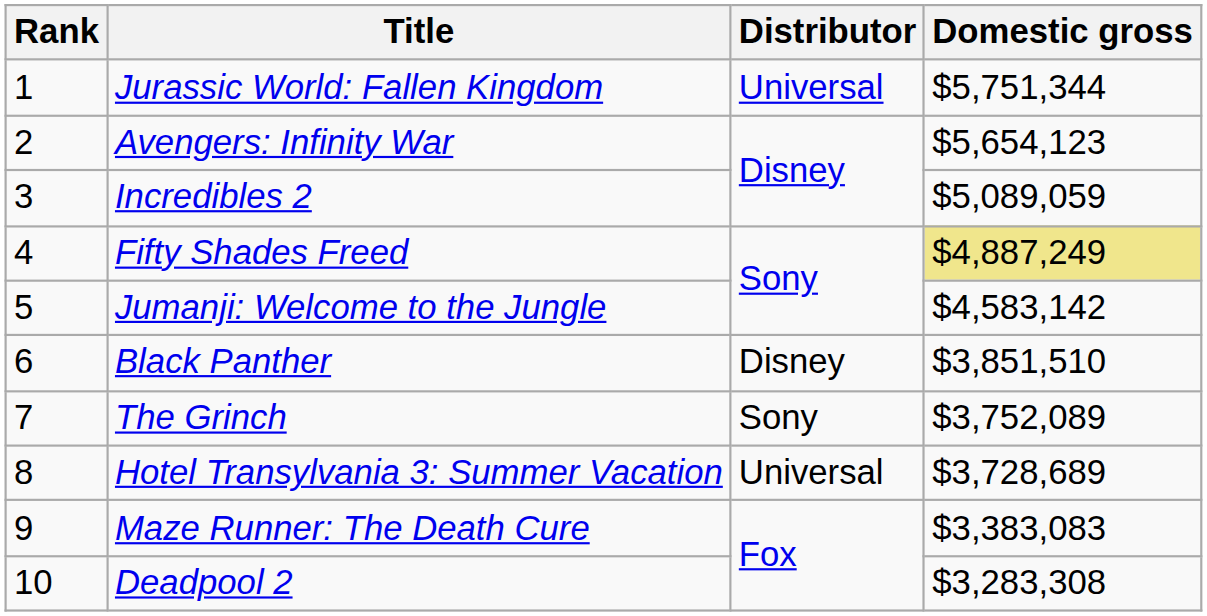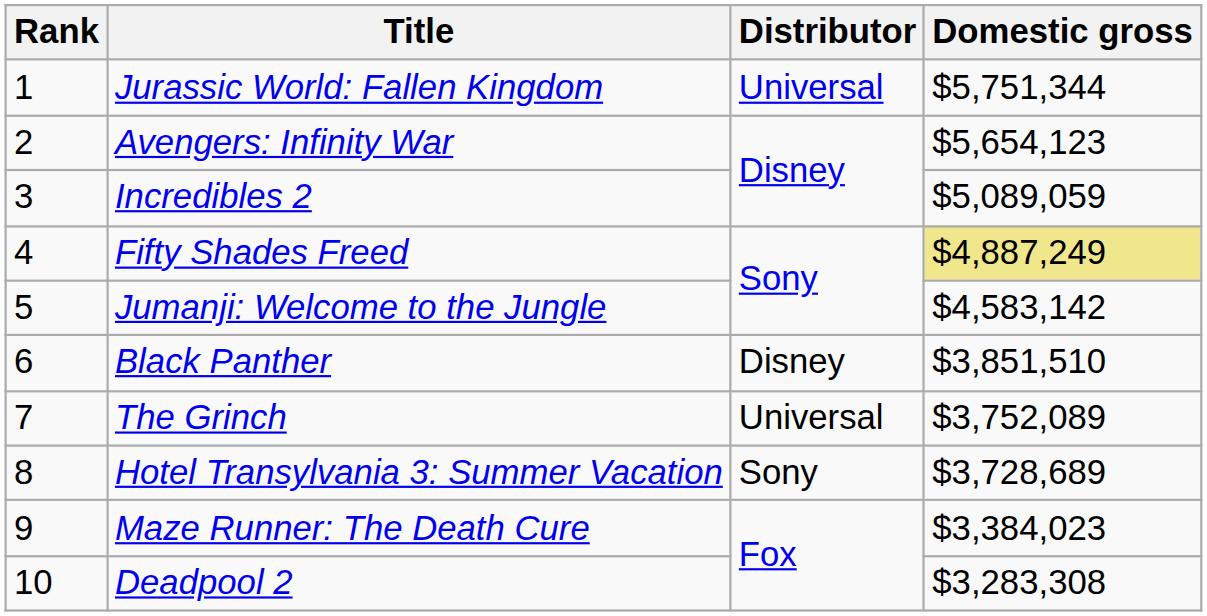(778, 417) Sony -> (811, 417) Universal
(811, 472) Universal -> (778, 472) Sony
(1019, 527) $3,383,083 -> (1019, 527) $3,384,023
